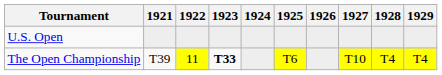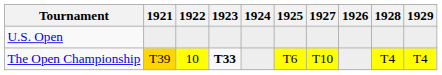columns swapped: (323, 15) <-> (355, 15)
(160, 59) no background -> (160, 59) gold background
(192, 59) 11 -> (192, 59) 10
